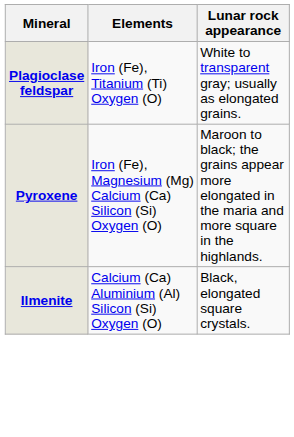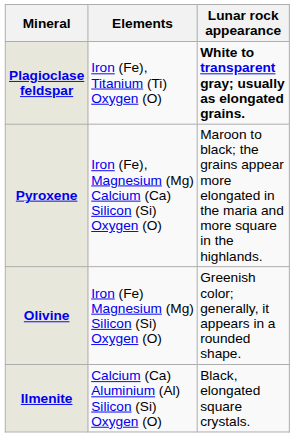(239, 82) normal -> (242, 82) bold
+ row: (47, 316)
